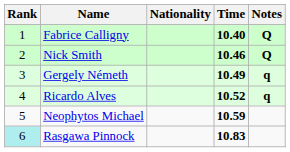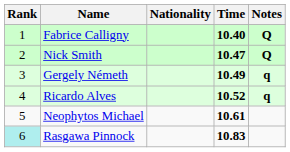(231, 55) 10.46 -> (231, 55) 10.47
(231, 116) 10.59 -> (231, 116) 10.61
